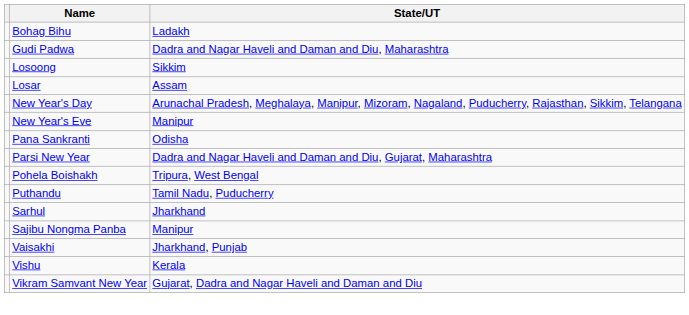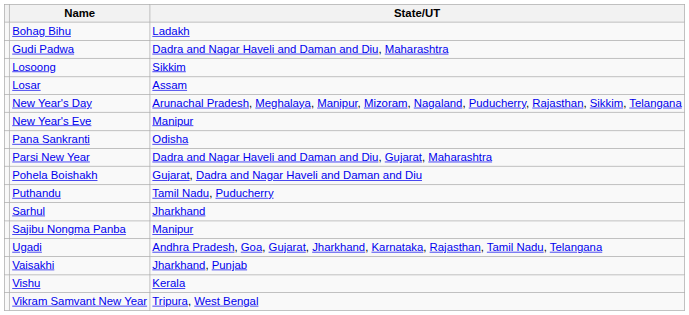(205, 175) Tripura, West Bengal -> (287, 175) Gujarat, Dadra and Nagar Haveli and Daman and Diu
+ row: (27, 247)
(287, 283) Gujarat, Dadra and Nagar Haveli and Daman and Diu -> (205, 301) Tripura, West Bengal
